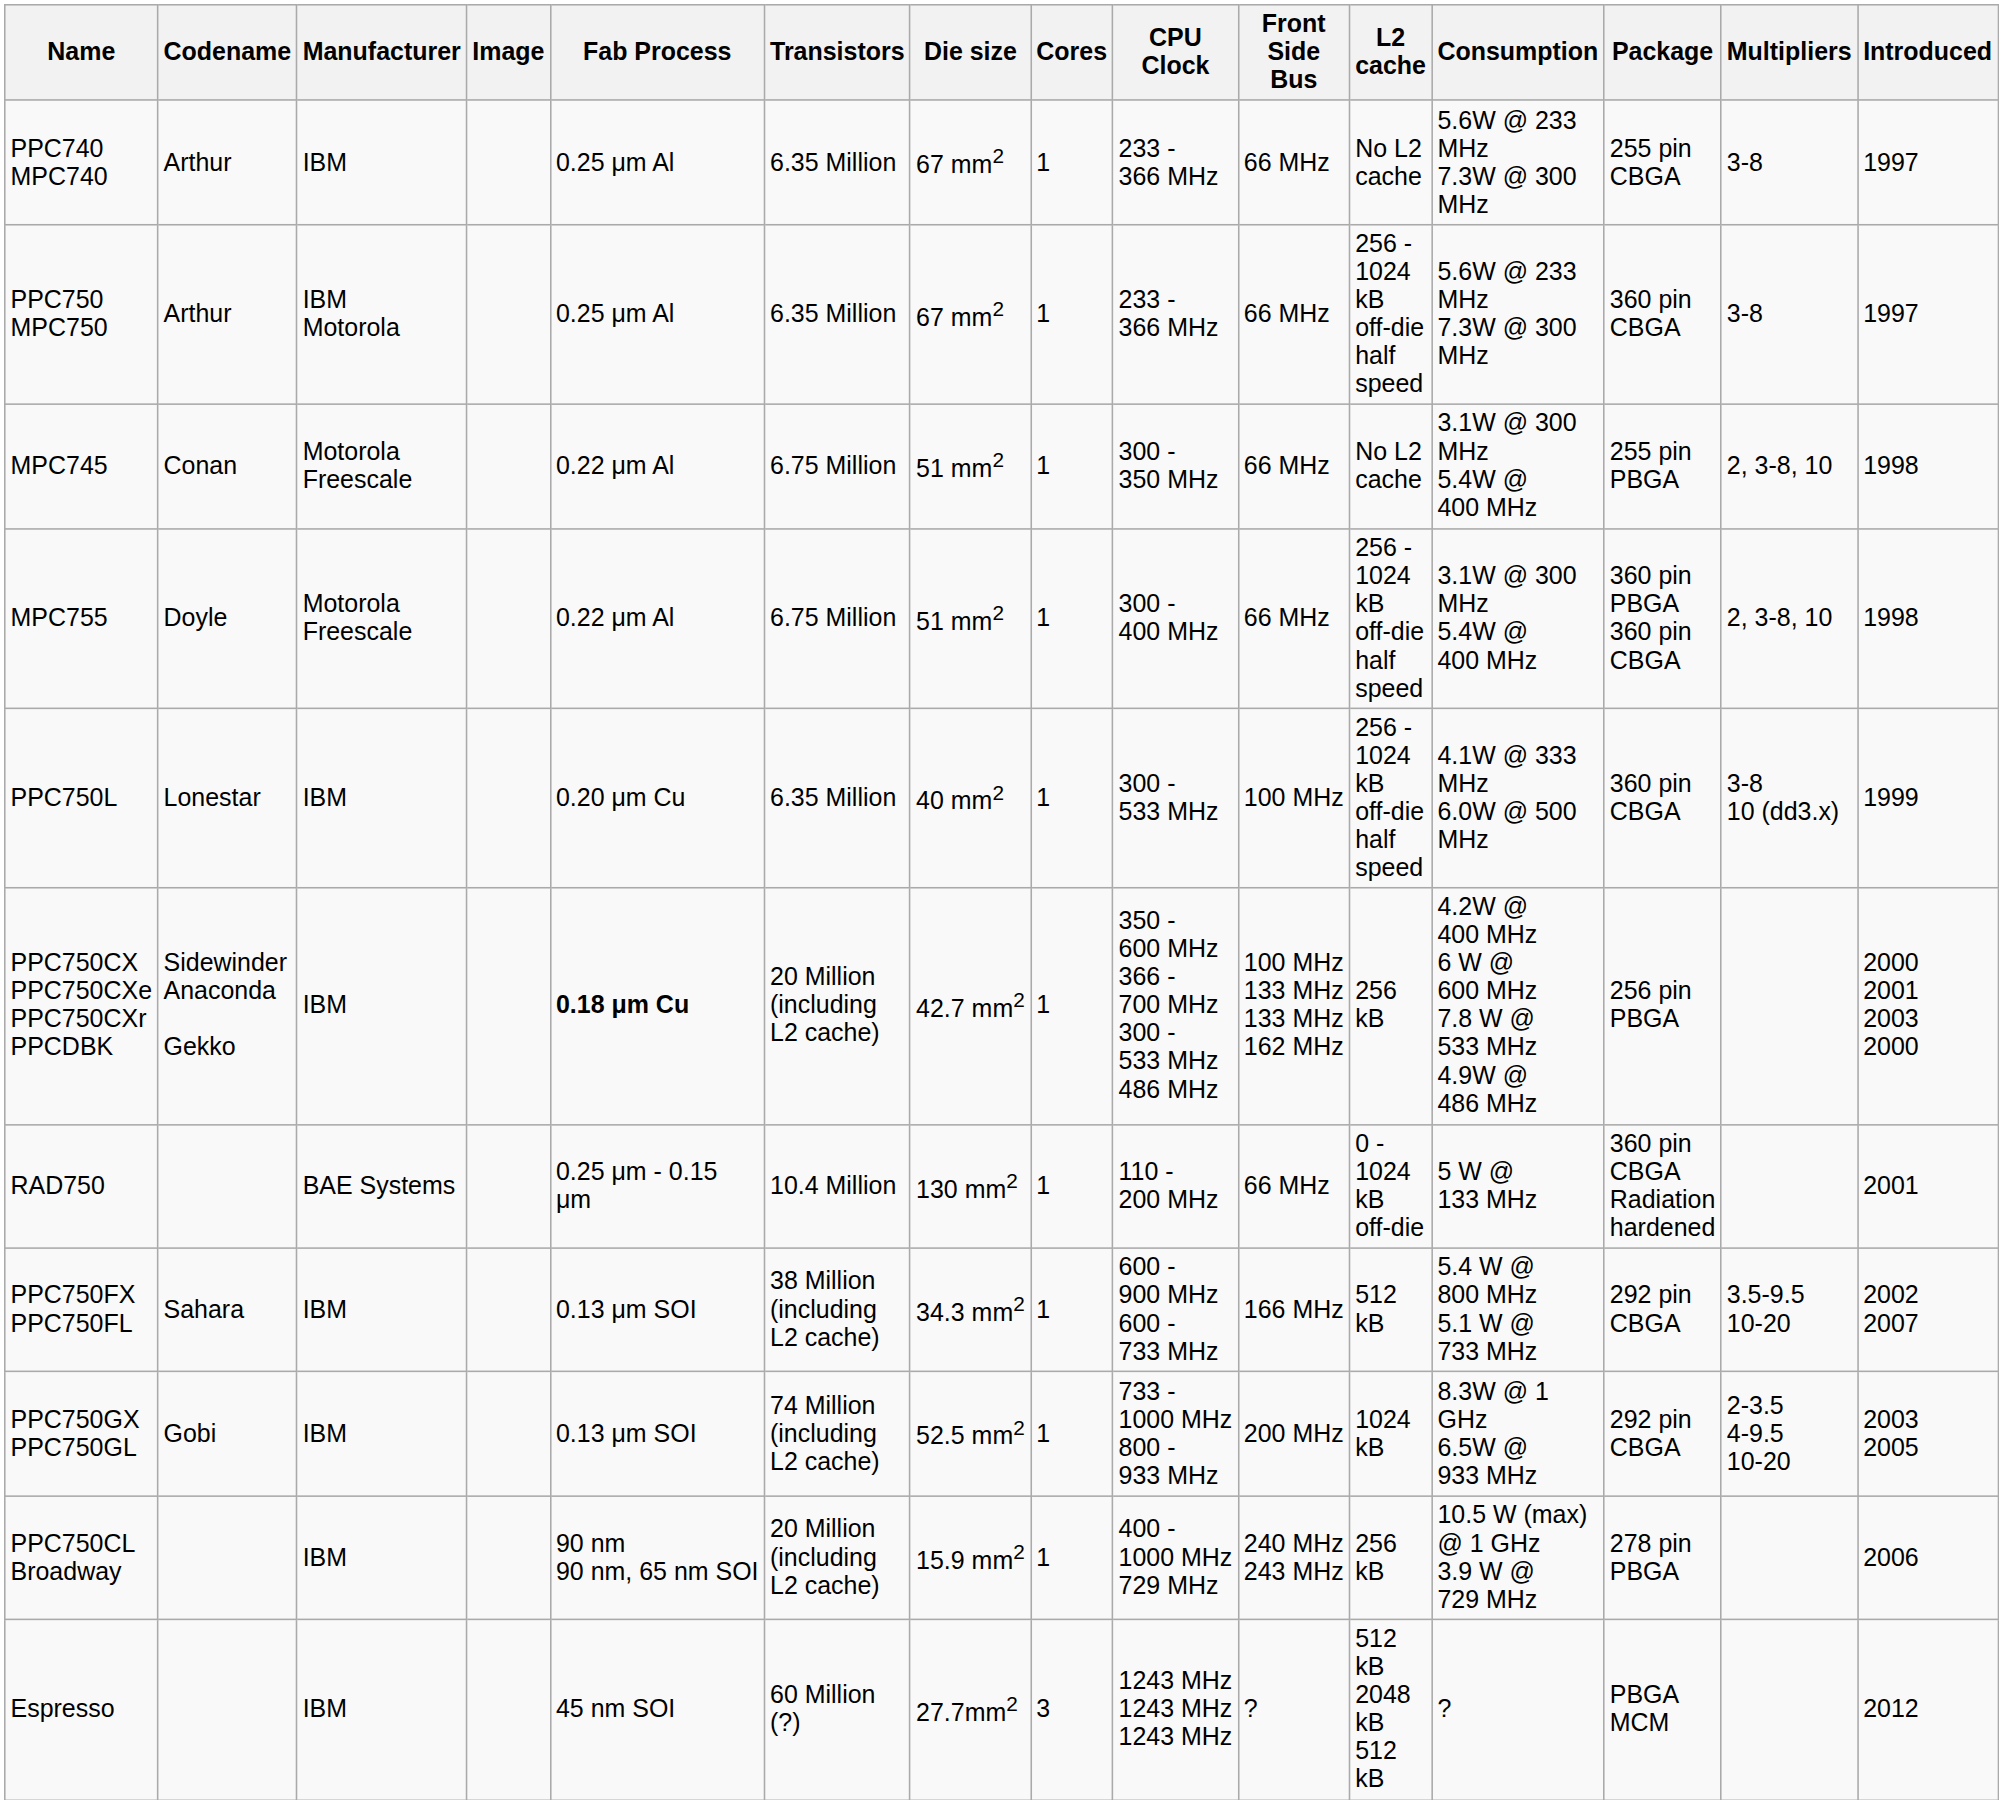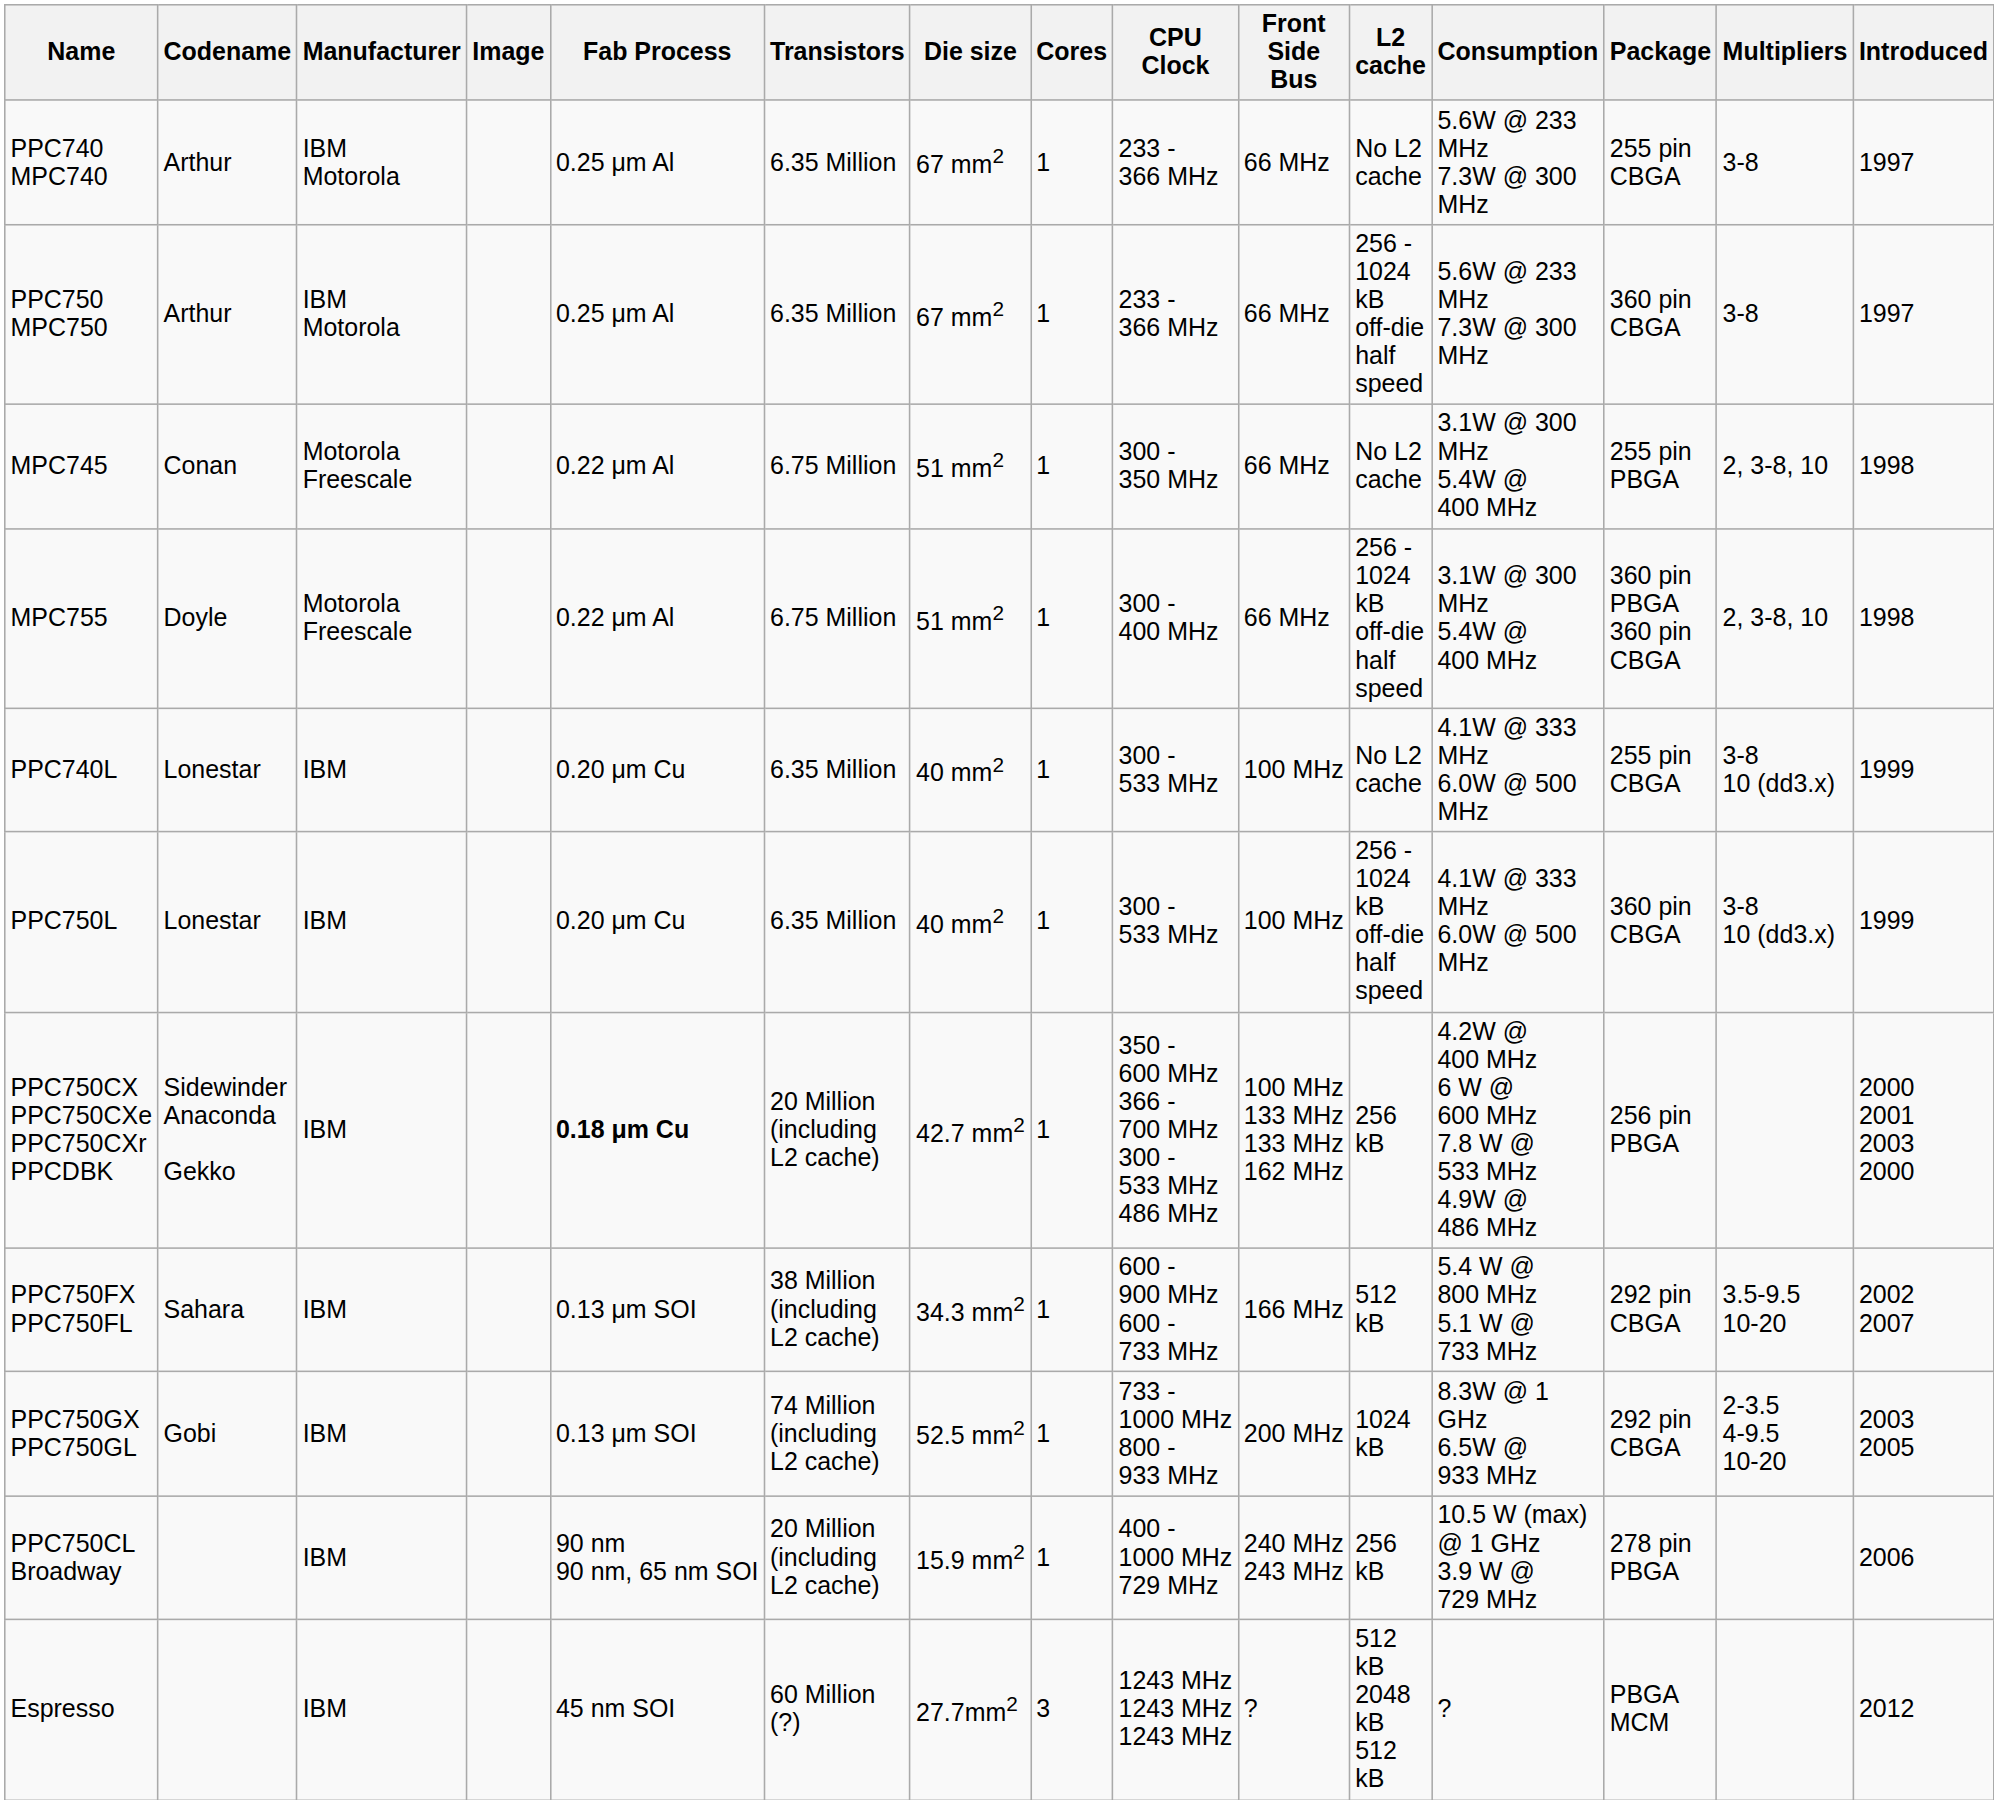(325, 162) IBM -> (351, 162) IBM Motorola
+ row: (64, 769)
- row: (58, 1185)
